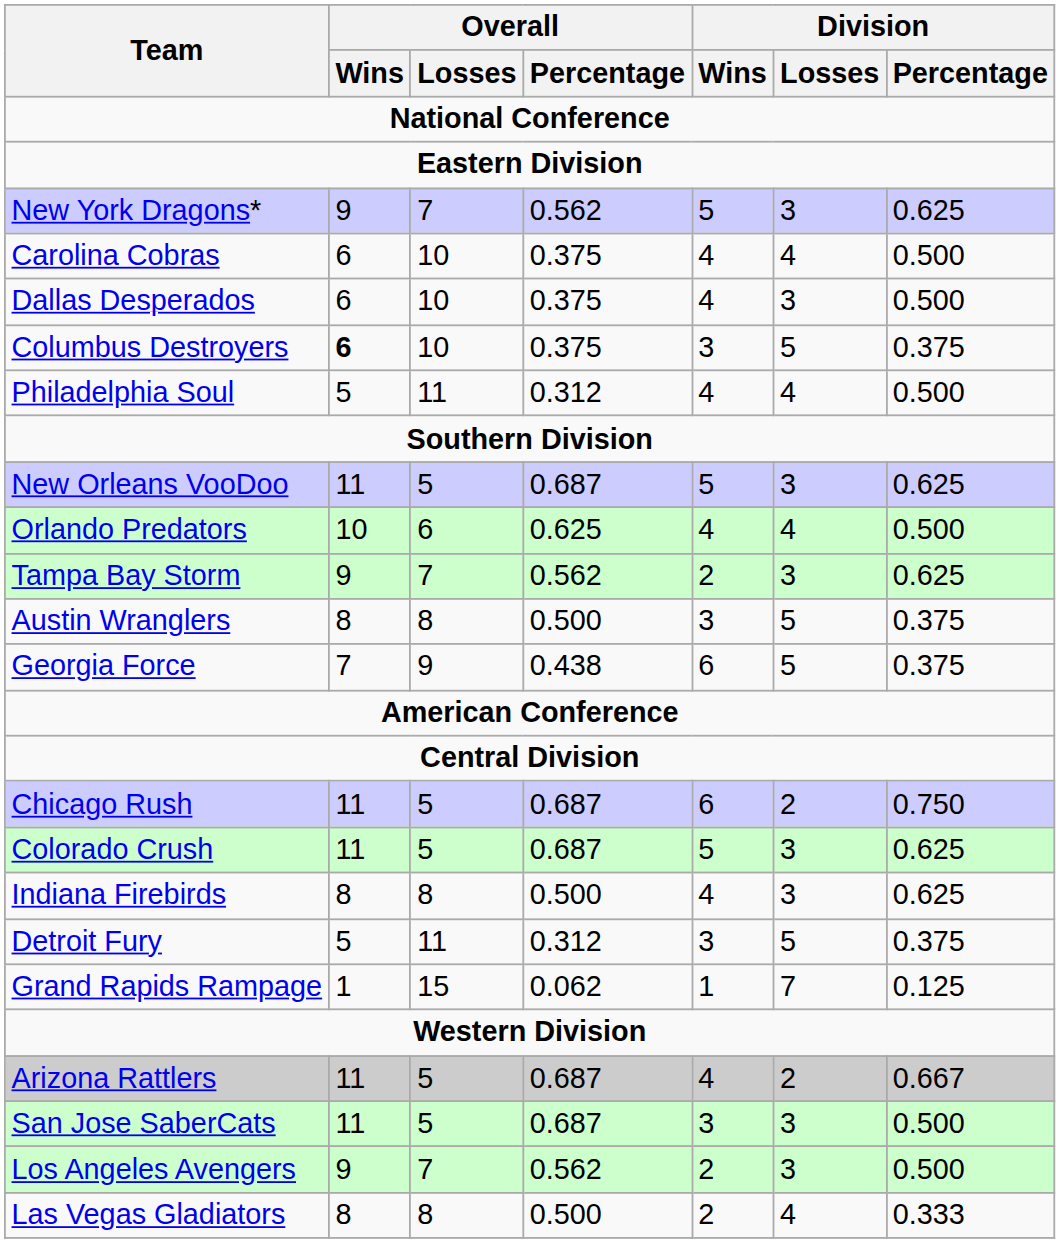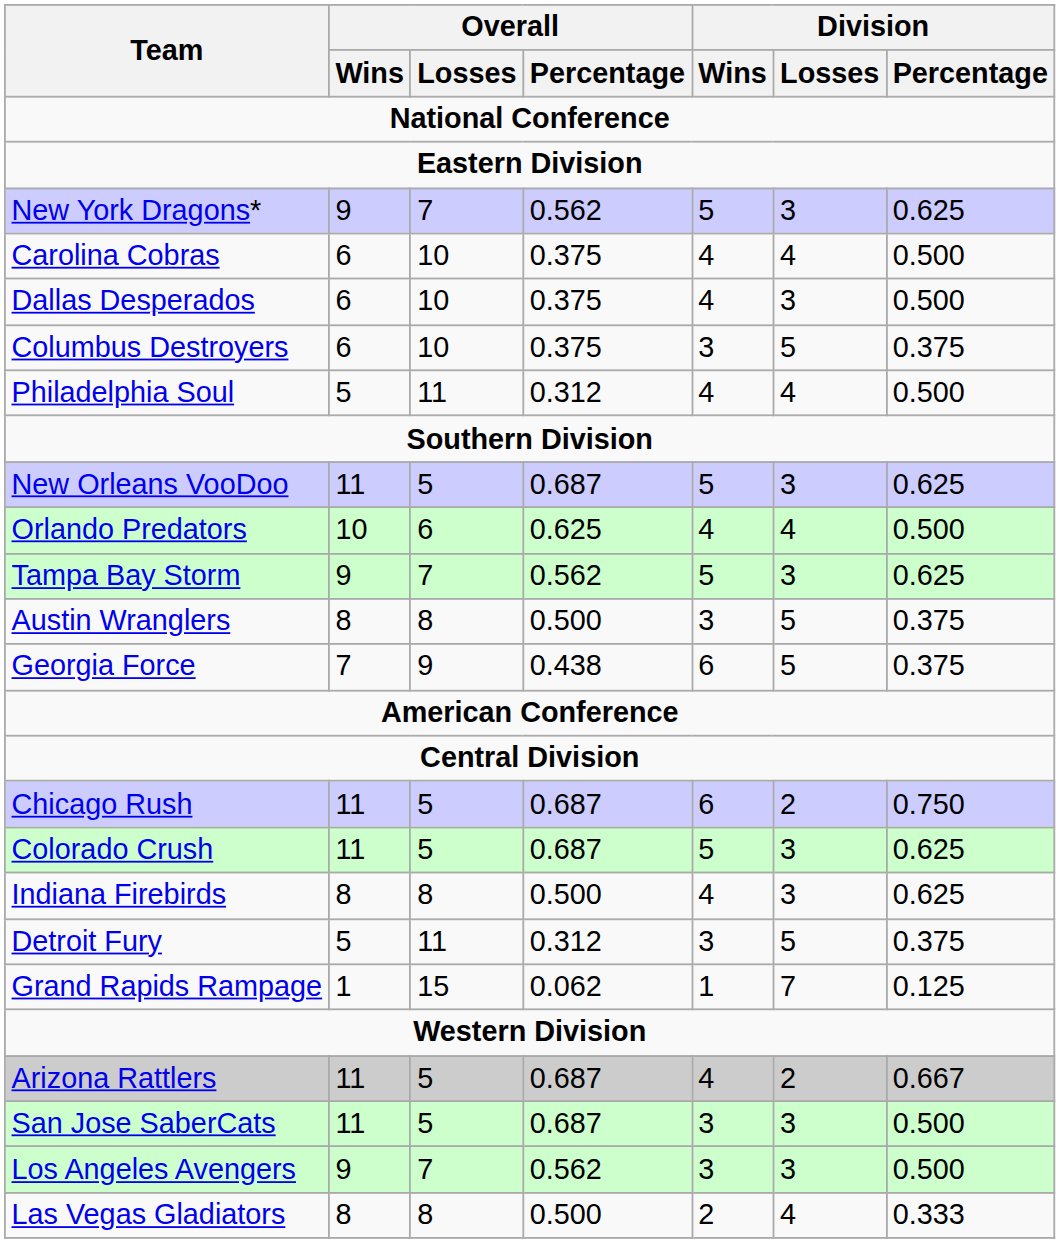(343, 347) bold -> (343, 347) normal
(706, 575) 2 -> (706, 575) 5
(706, 1169) 2 -> (706, 1169) 3
